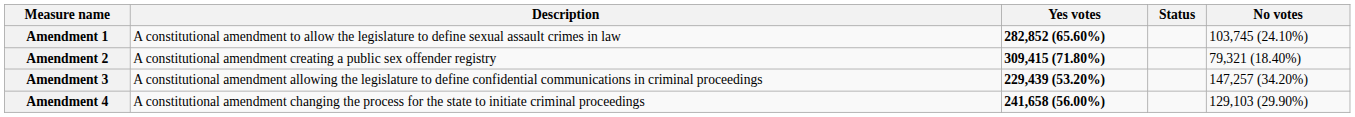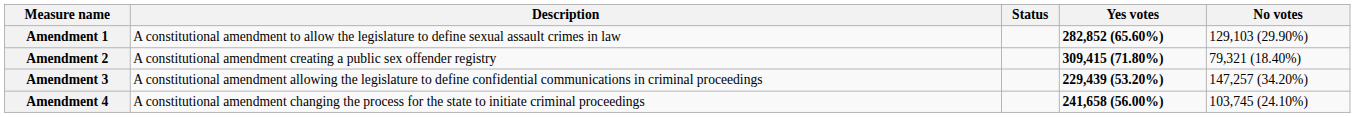columns swapped: (1177, 15) <-> (1075, 15)
(1259, 36) 103,745 (24.10%) -> (1259, 36) 129,103 (29.90%)
(1259, 101) 129,103 (29.90%) -> (1259, 101) 103,745 (24.10%)
